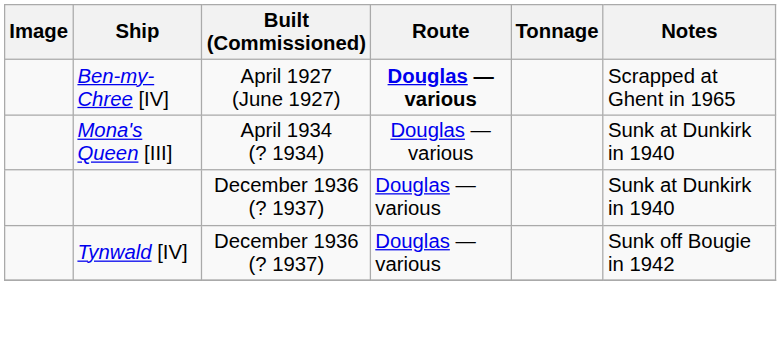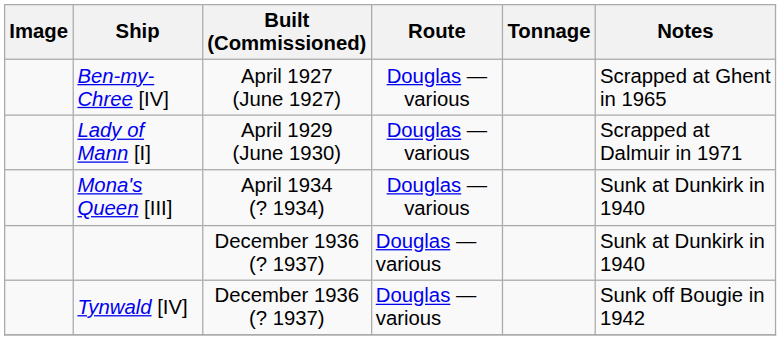(441, 87) bold -> (437, 87) normal
+ row: (114, 142)
